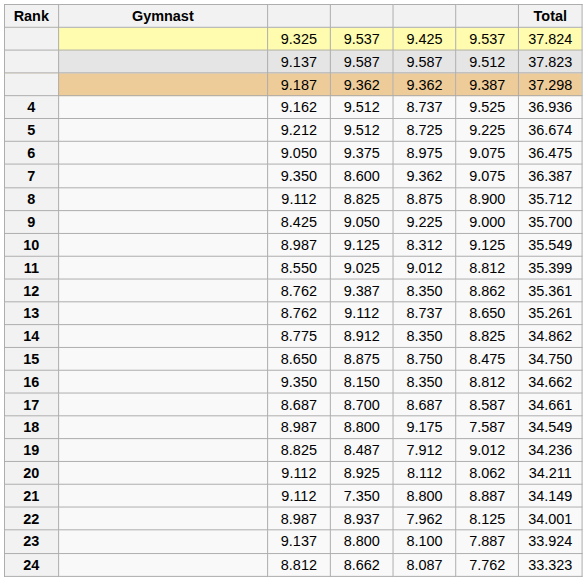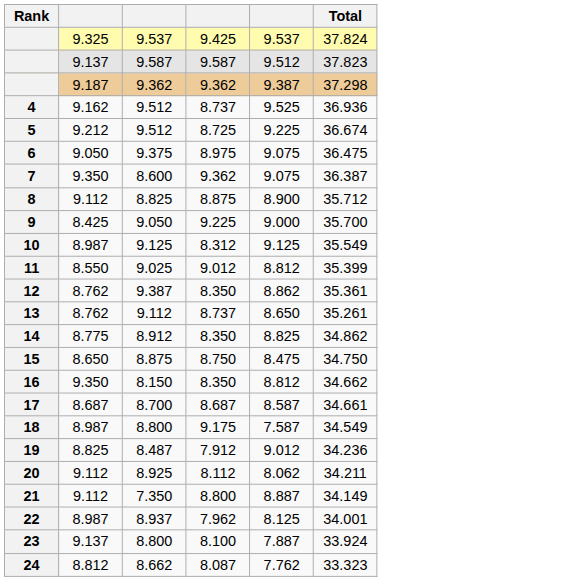- column: (163, 16)
